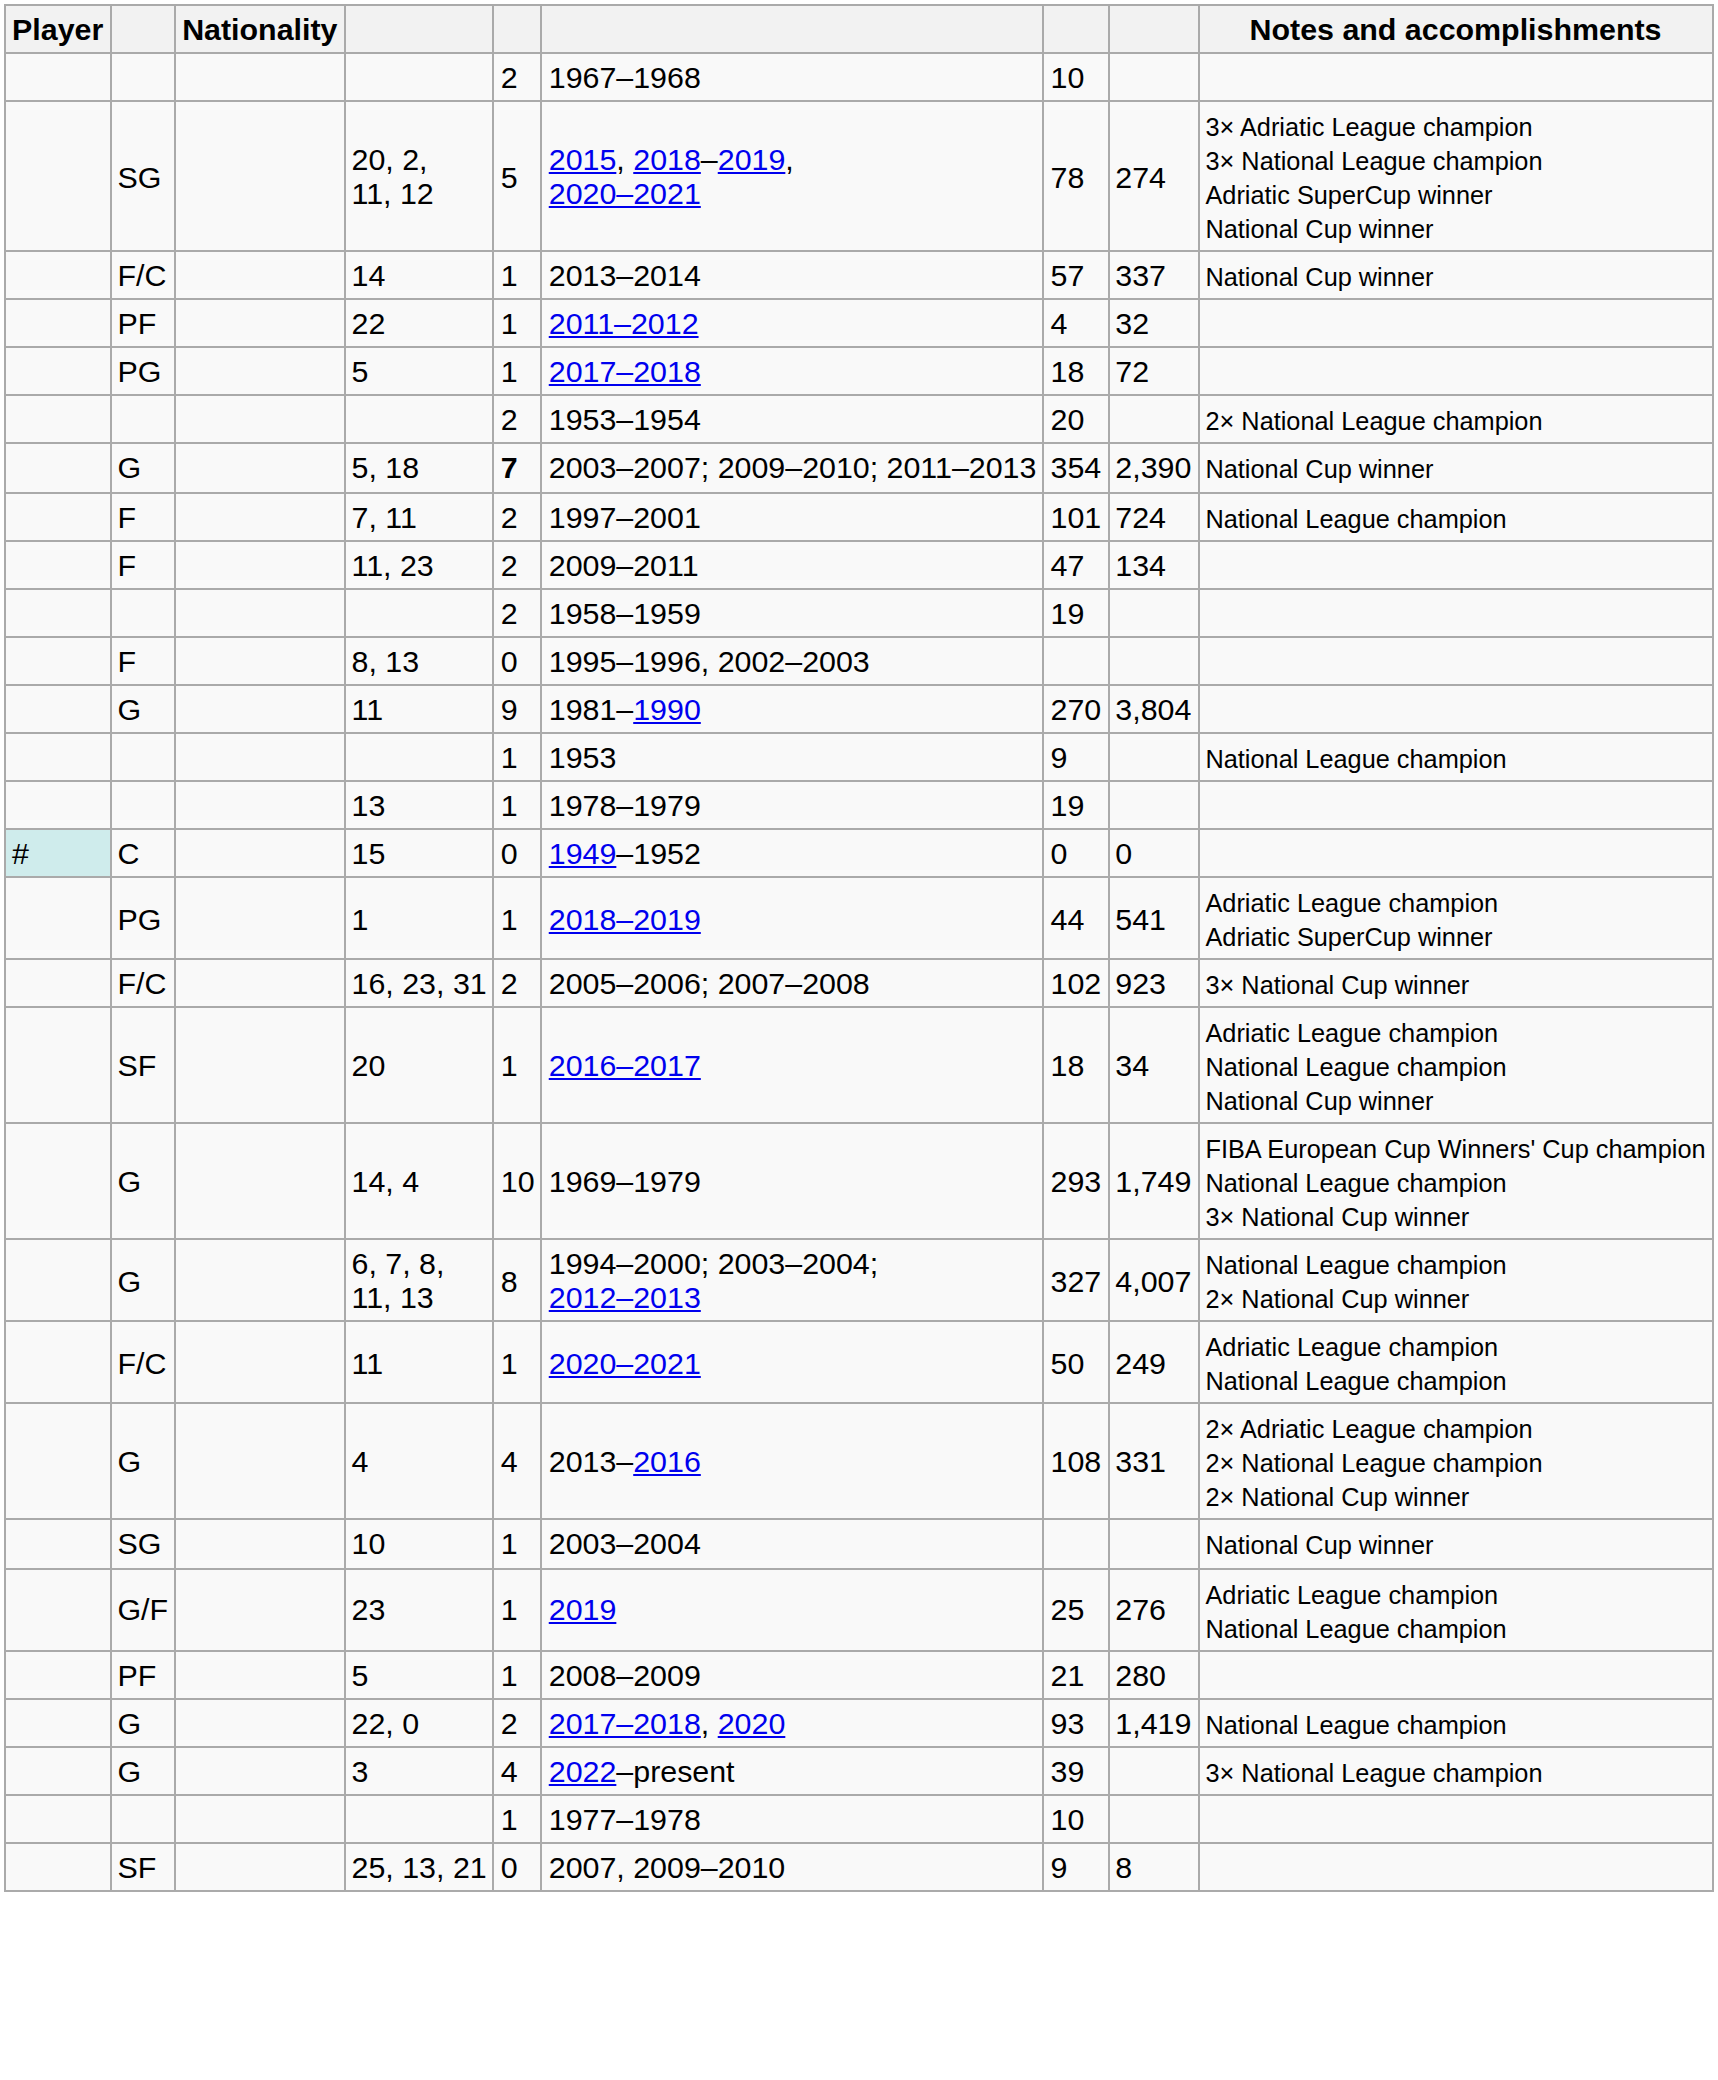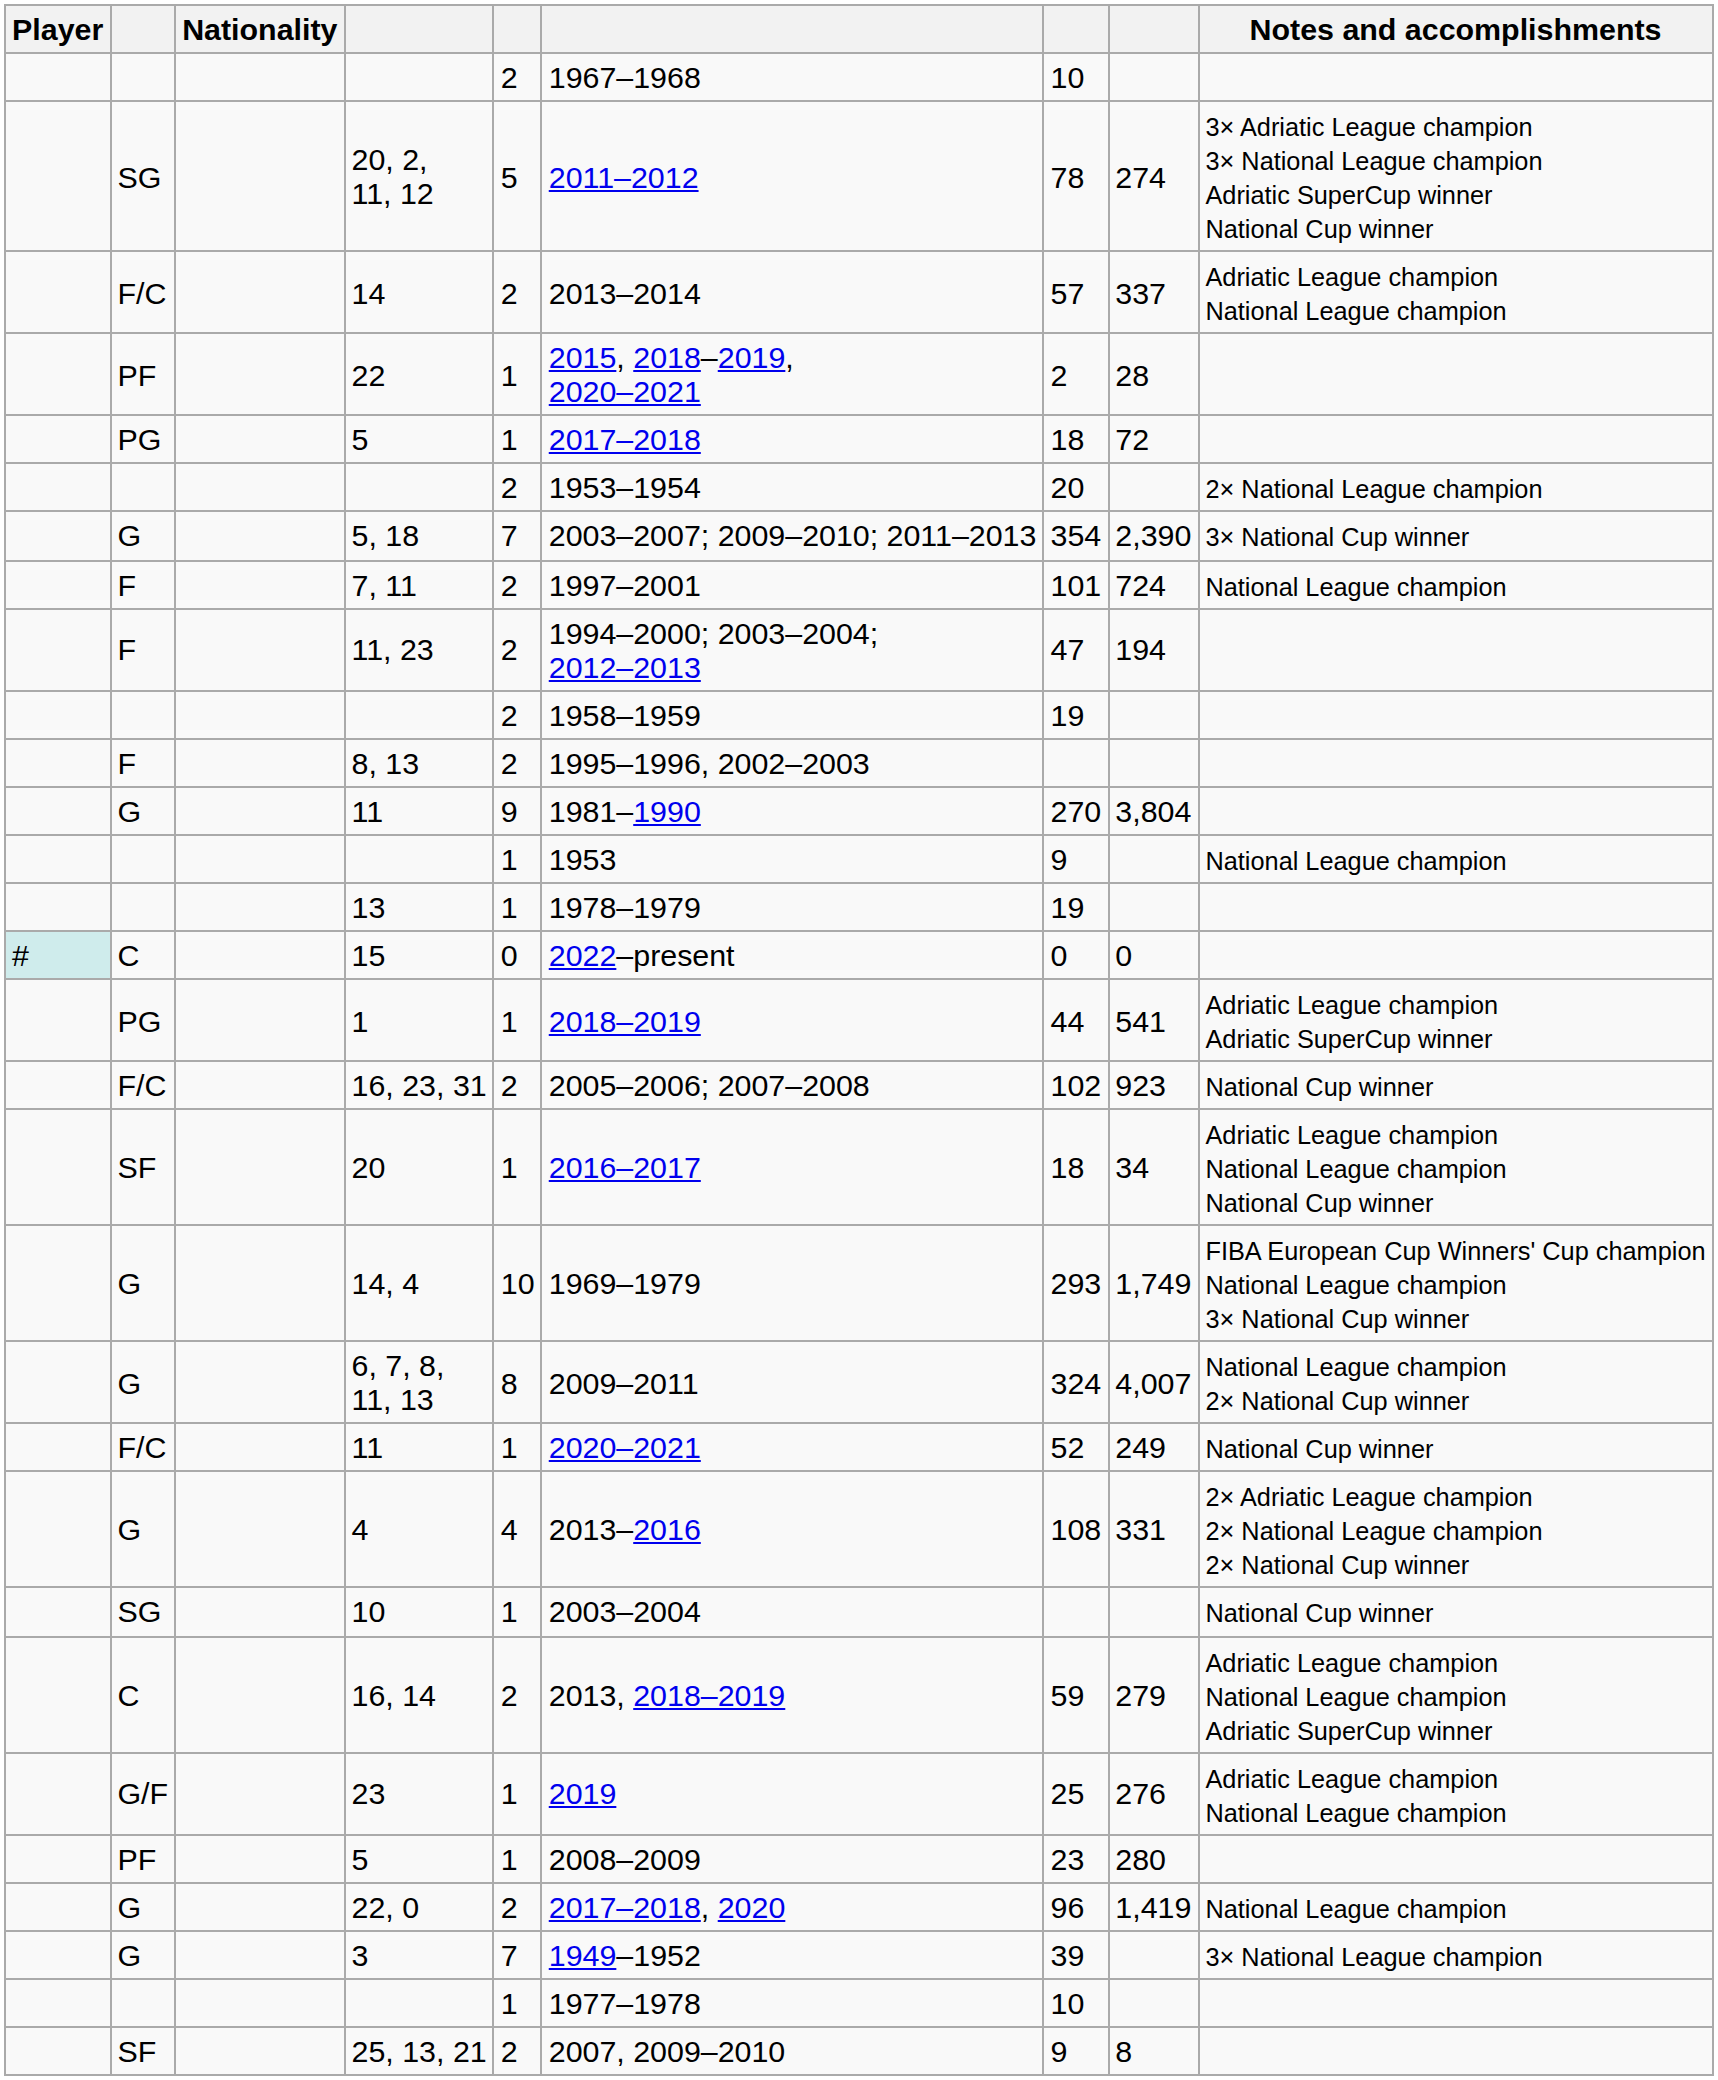(671, 176) 2015, 2018–2019, 2020–2021 -> (624, 176) 2011–2012
(509, 276) 1 -> (509, 293) 2
(1319, 279) National Cup winner -> (1356, 296) Adriatic League champion National League champion
(624, 324) 2011–2012 -> (671, 375) 2015, 2018–2019, 2020–2021
(1059, 324) 4 -> (1059, 375) 2
(1132, 324) 32 -> (1132, 375) 28
(509, 468) bold -> (509, 536) normal
(1319, 471) National Cup winner -> (1337, 539) 3× National Cup winner
(624, 564) 2009–2011 -> (713, 649) 1994–2000; 2003–2004; 2012–2013
(1141, 564) 134 -> (1141, 649) 194
(509, 661) 0 -> (509, 763) 2
(625, 853) 1949–1952 -> (642, 955) 2022–present
(1337, 986) 3× National Cup winner -> (1319, 1088) National Cup winner
(713, 1281) 1994–2000; 2003–2004; 2012–2013 -> (624, 1383) 2009–2011
(1076, 1281) 327 -> (1076, 1383) 324
(1067, 1363) 50 -> (1067, 1448) 52
(1356, 1366) Adriatic League champion National League champion -> (1319, 1451) National Cup winner
+ row: (128, 1694)
(1067, 1674) 21 -> (1067, 1858) 23
(1067, 1722) 93 -> (1067, 1907) 96
(509, 1771) 4 -> (509, 1955) 7
(642, 1771) 2022–present -> (625, 1955) 1949–1952
(509, 1867) 0 -> (509, 2051) 2
